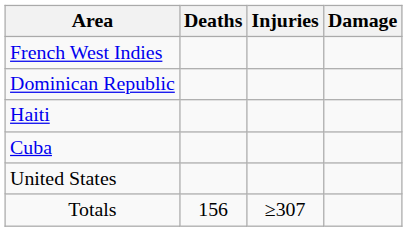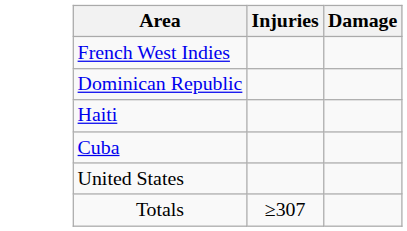- column: (213, 21)
